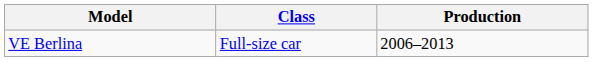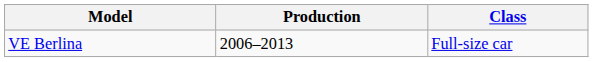columns swapped: (296, 17) <-> (482, 17)
